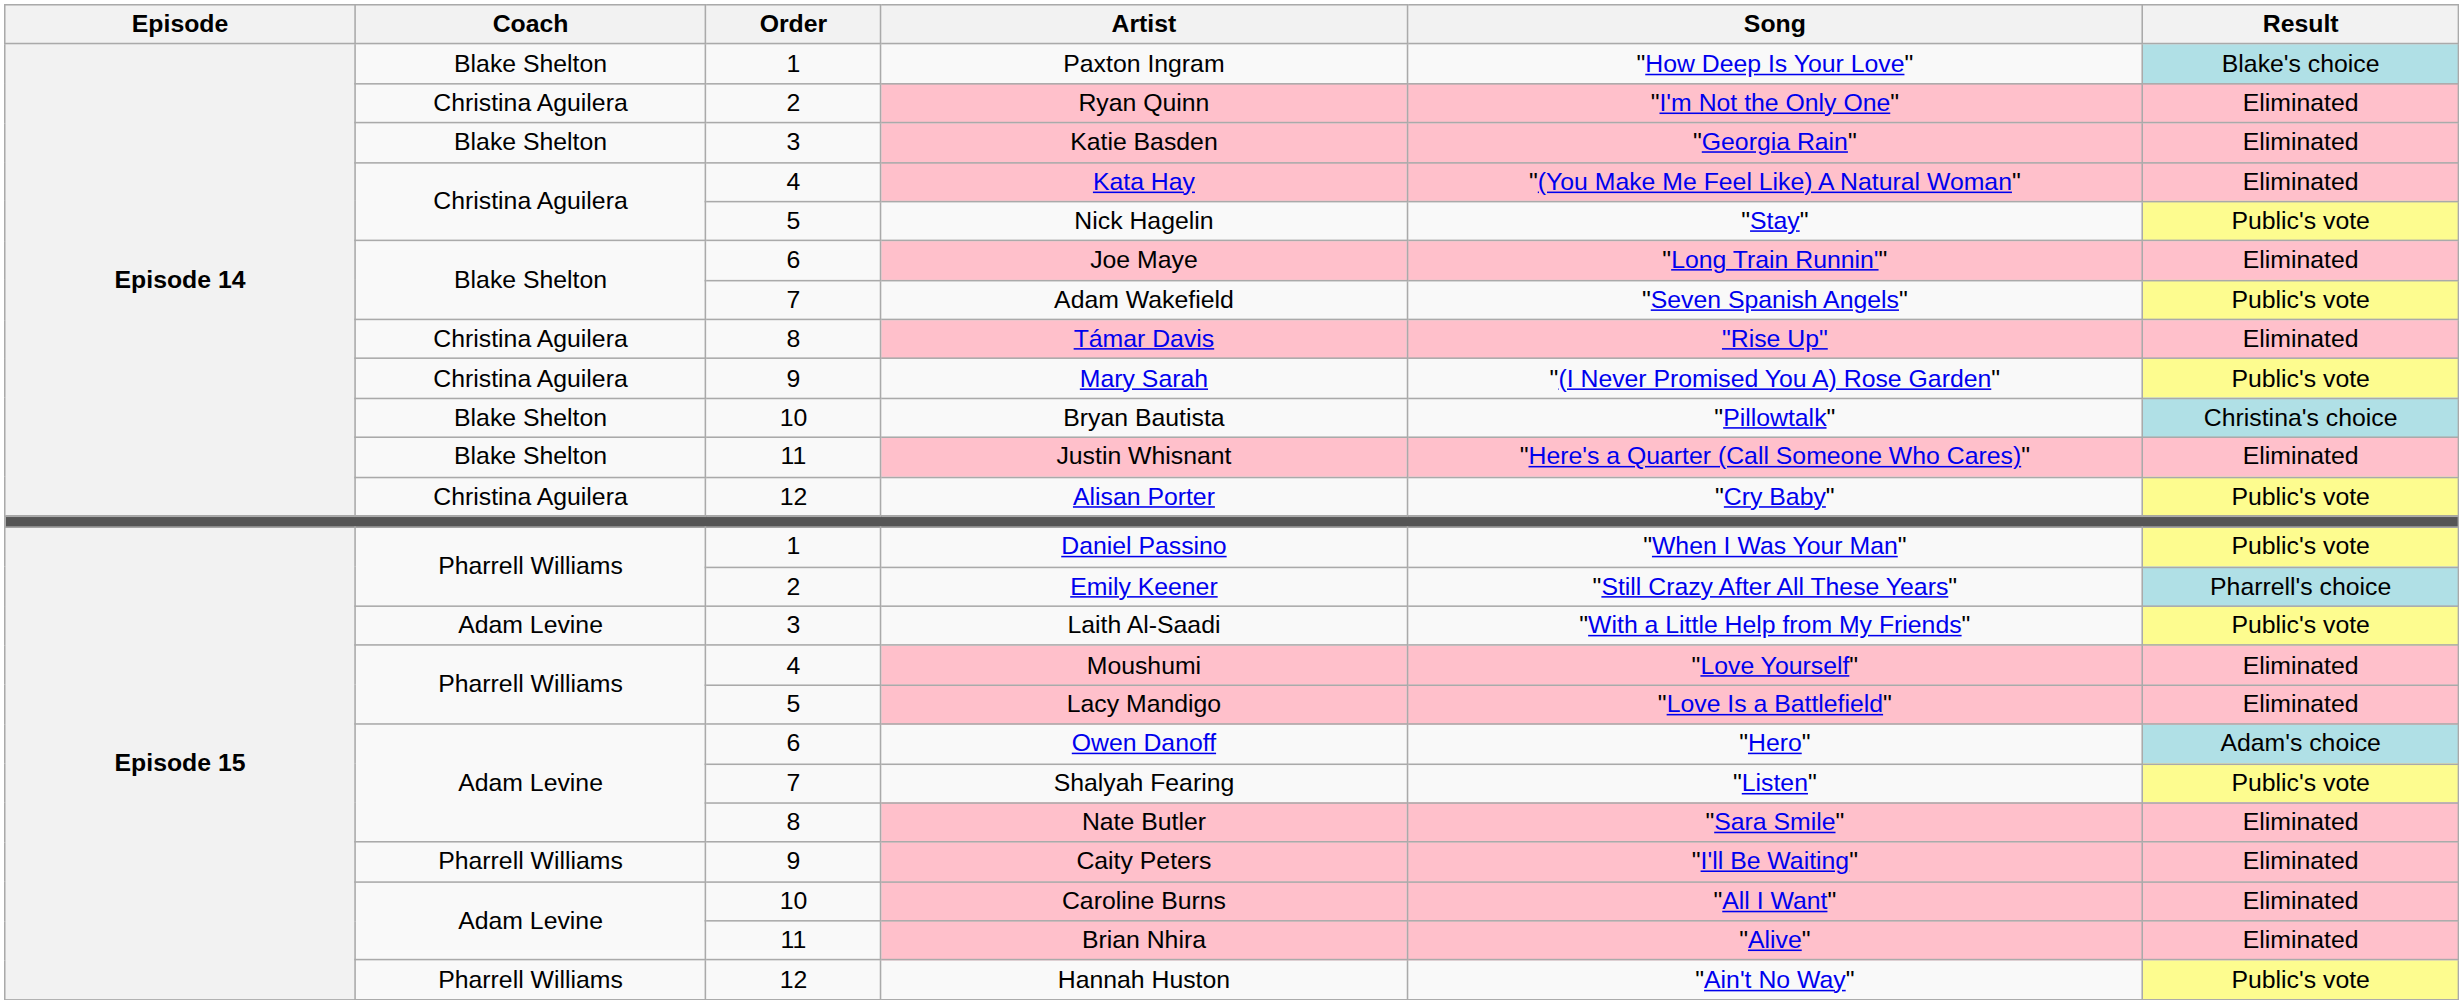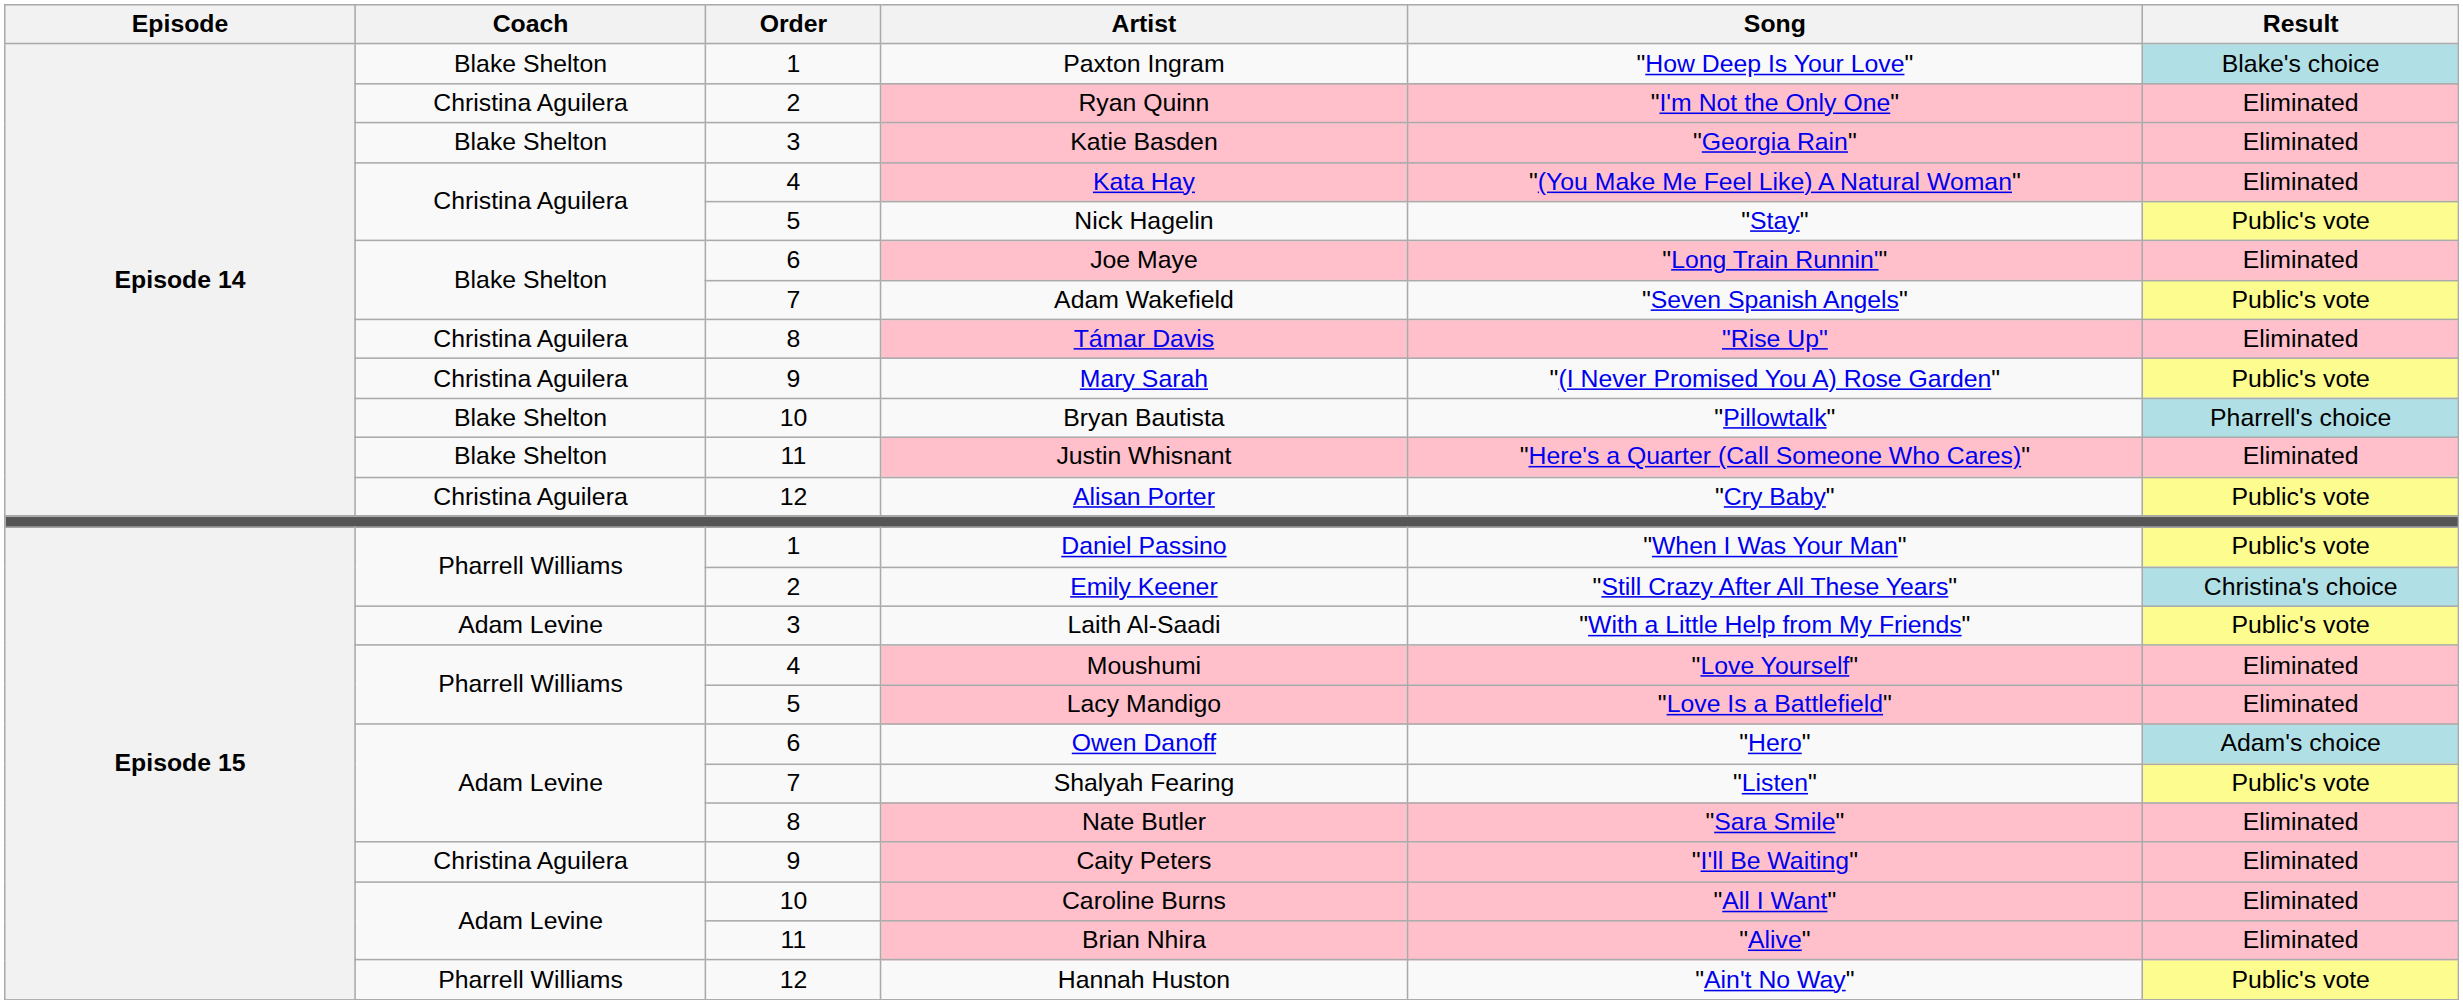(2301, 417) Christina's choice -> (2301, 417) Pharrell's choice
(2301, 586) Pharrell's choice -> (2301, 586) Christina's choice
(531, 861) Pharrell Williams -> (531, 861) Christina Aguilera
